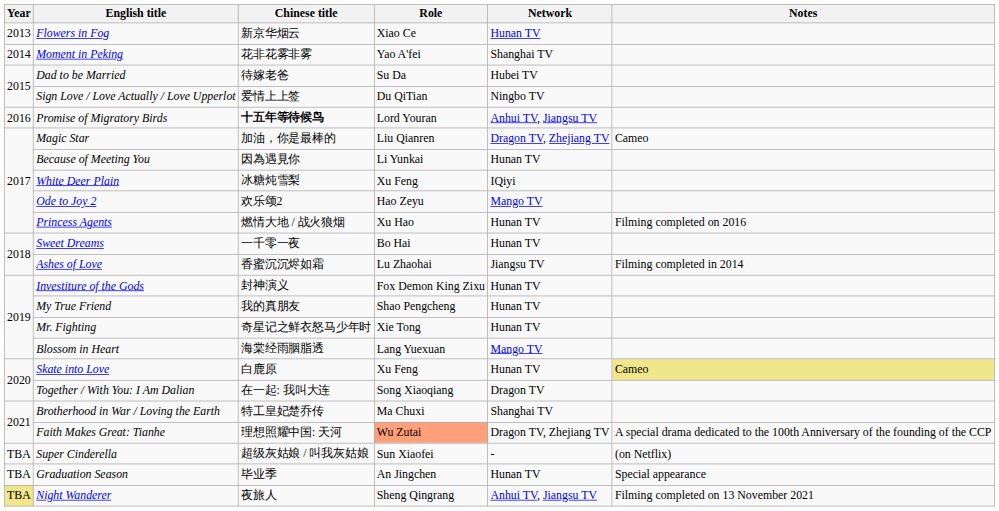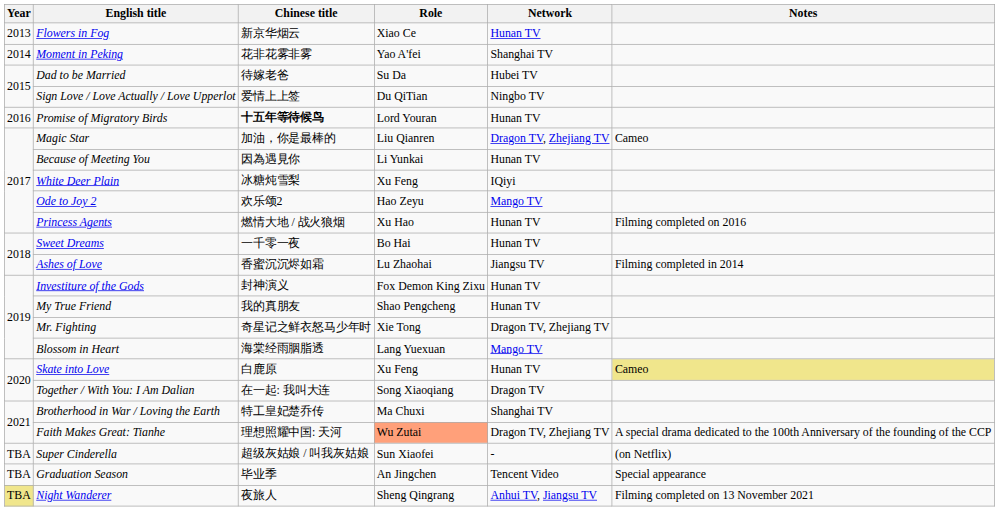(544, 117) Anhui TV, Jiangsu TV -> (515, 117) Hunan TV
(515, 327) Hunan TV -> (550, 327) Dragon TV, Zhejiang TV
(515, 474) Hunan TV -> (525, 474) Tencent Video
